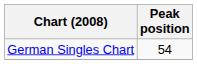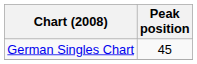(165, 49) 54 -> (165, 49) 45
